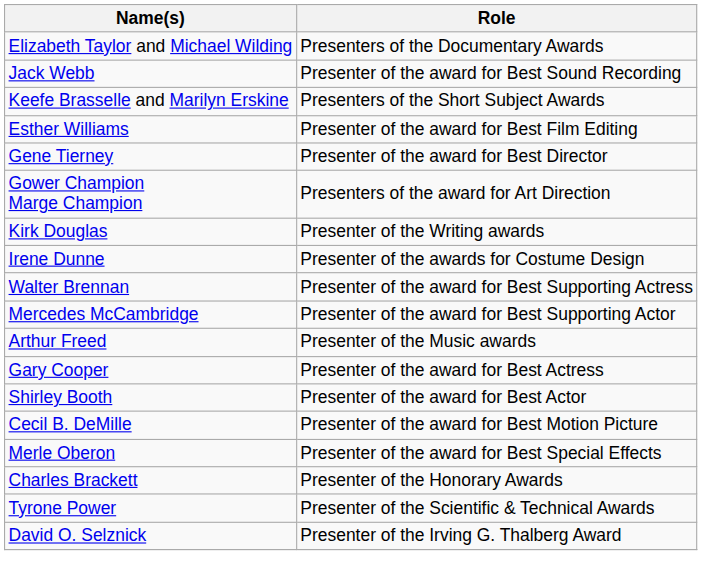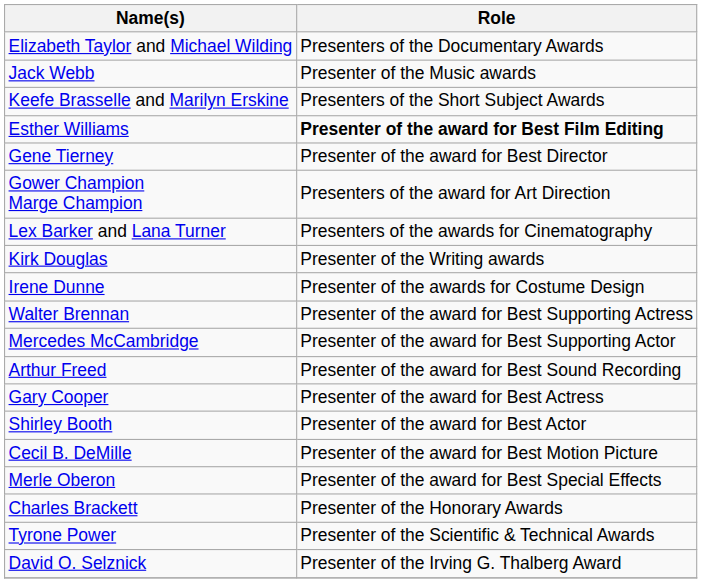(491, 73) Presenter of the award for Best Sound Recording -> (418, 73) Presenter of the Music awards
(469, 128) normal -> (482, 128) bold
+ row: (117, 231)
(418, 342) Presenter of the Music awards -> (491, 369) Presenter of the award for Best Sound Recording
